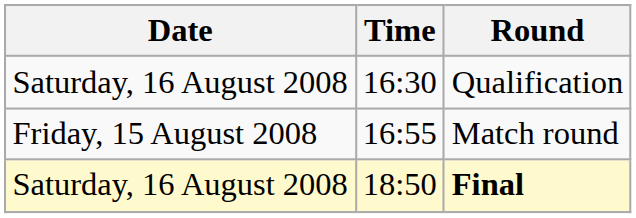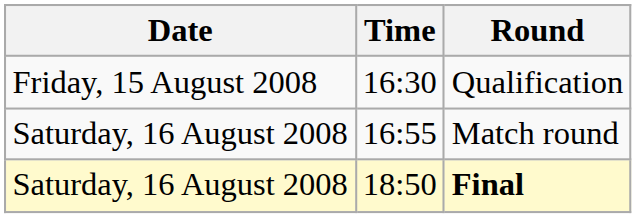(180, 81) Saturday, 16 August 2008 -> (165, 81) Friday, 15 August 2008
(165, 133) Friday, 15 August 2008 -> (180, 133) Saturday, 16 August 2008
